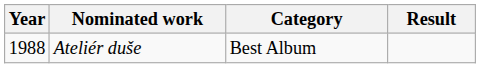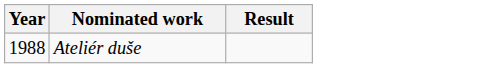- column: (307, 18)
